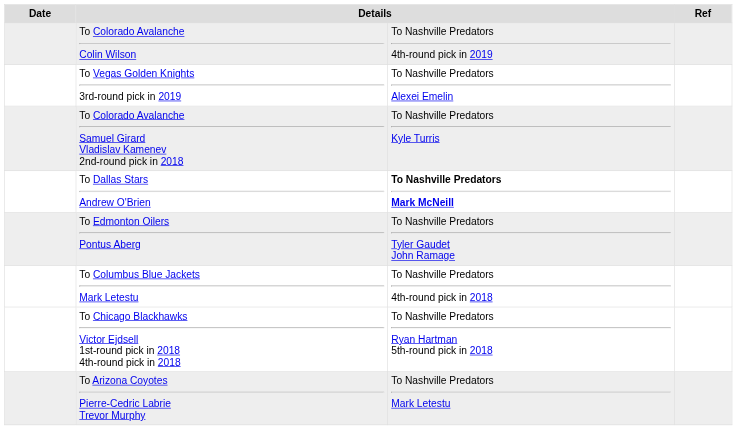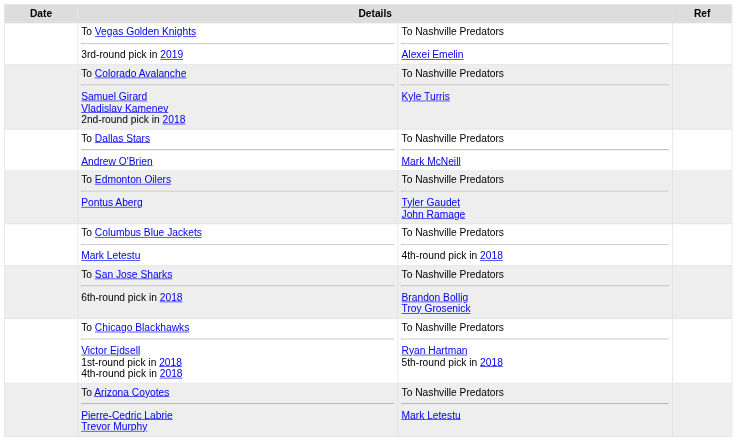- row: (232, 43)
(531, 191) bold -> (535, 150) normal
+ row: (238, 286)
